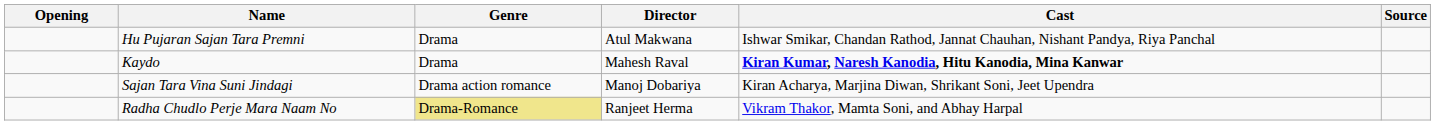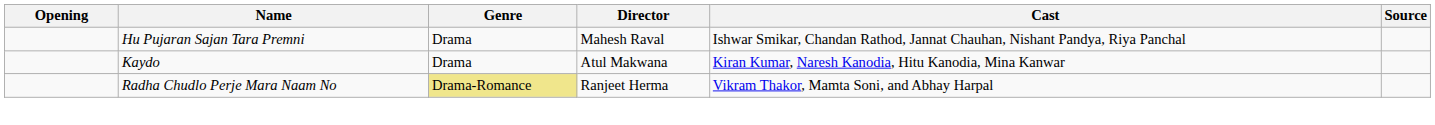(648, 39) Atul Makwana -> (622, 39) Mahesh Raval
(647, 62) Mahesh Raval -> (624, 62) Atul Makwana
(933, 62) bold -> (889, 62) normal
- row: (207, 85)
